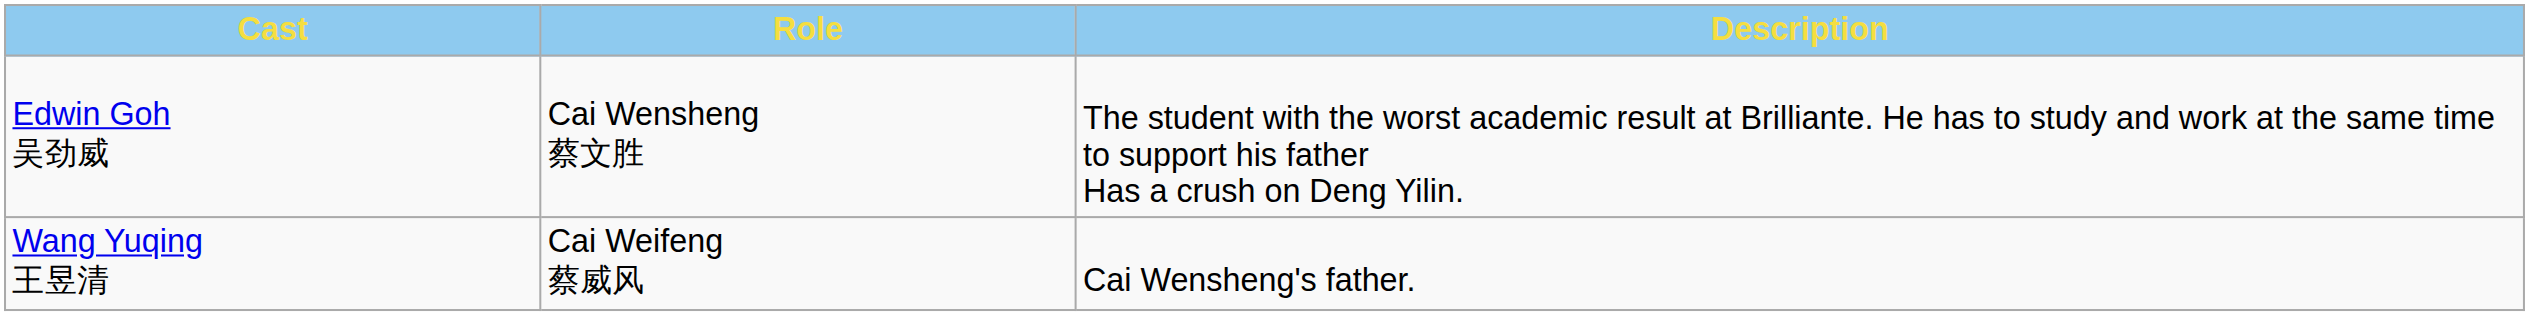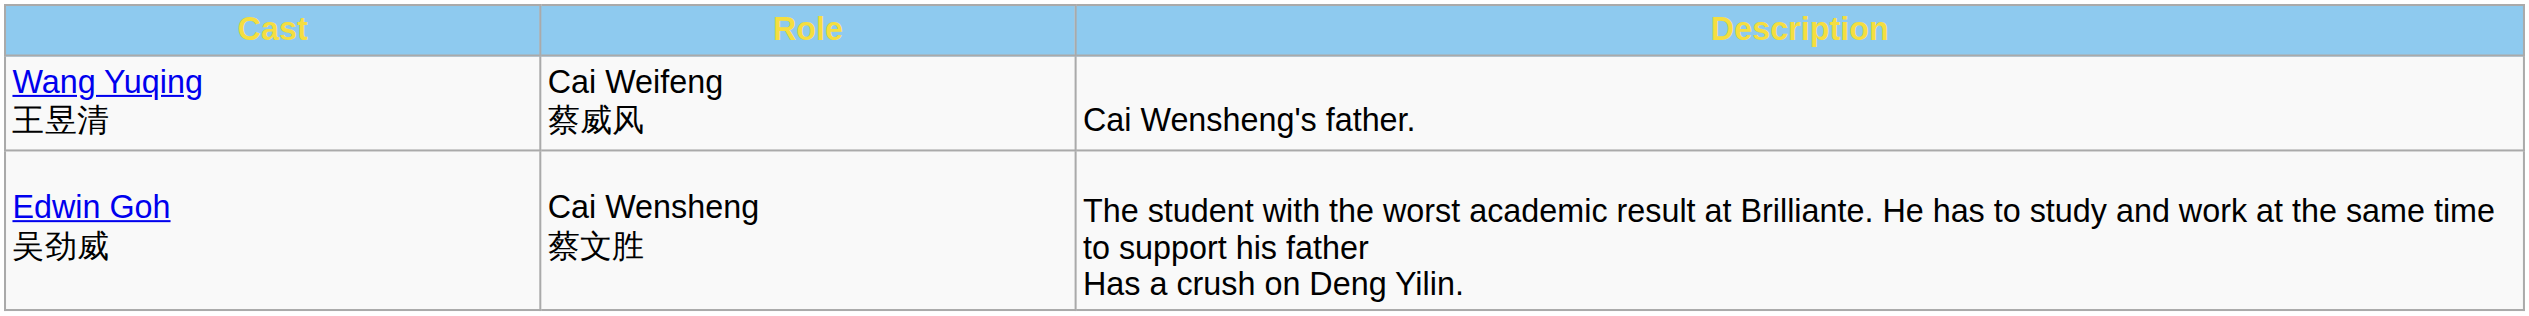rows swapped: (108, 260) <-> (92, 133)
